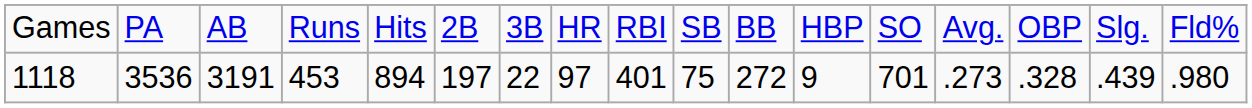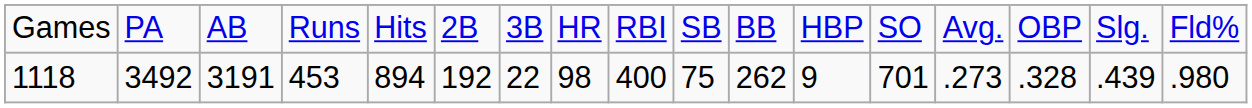(159, 77) 3536 -> (159, 77) 3492
(466, 77) 197 -> (466, 77) 192
(574, 77) 97 -> (574, 77) 98
(641, 77) 401 -> (641, 77) 400
(761, 77) 272 -> (761, 77) 262
